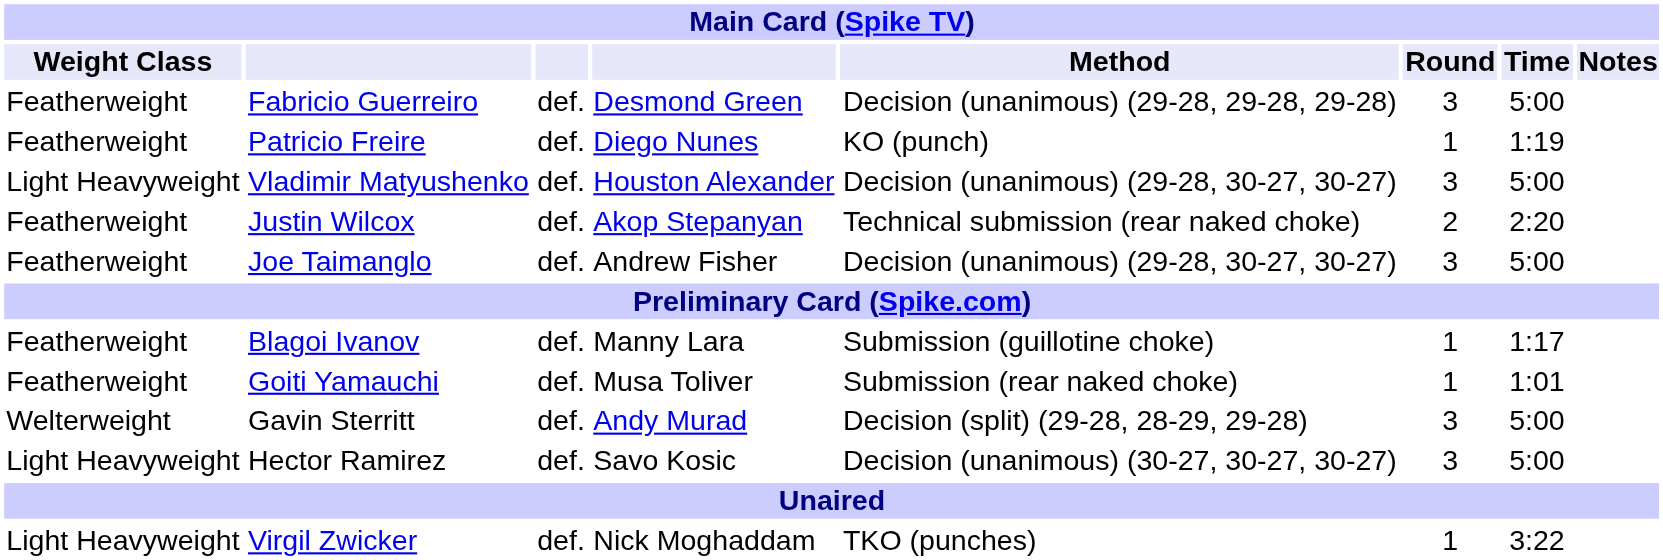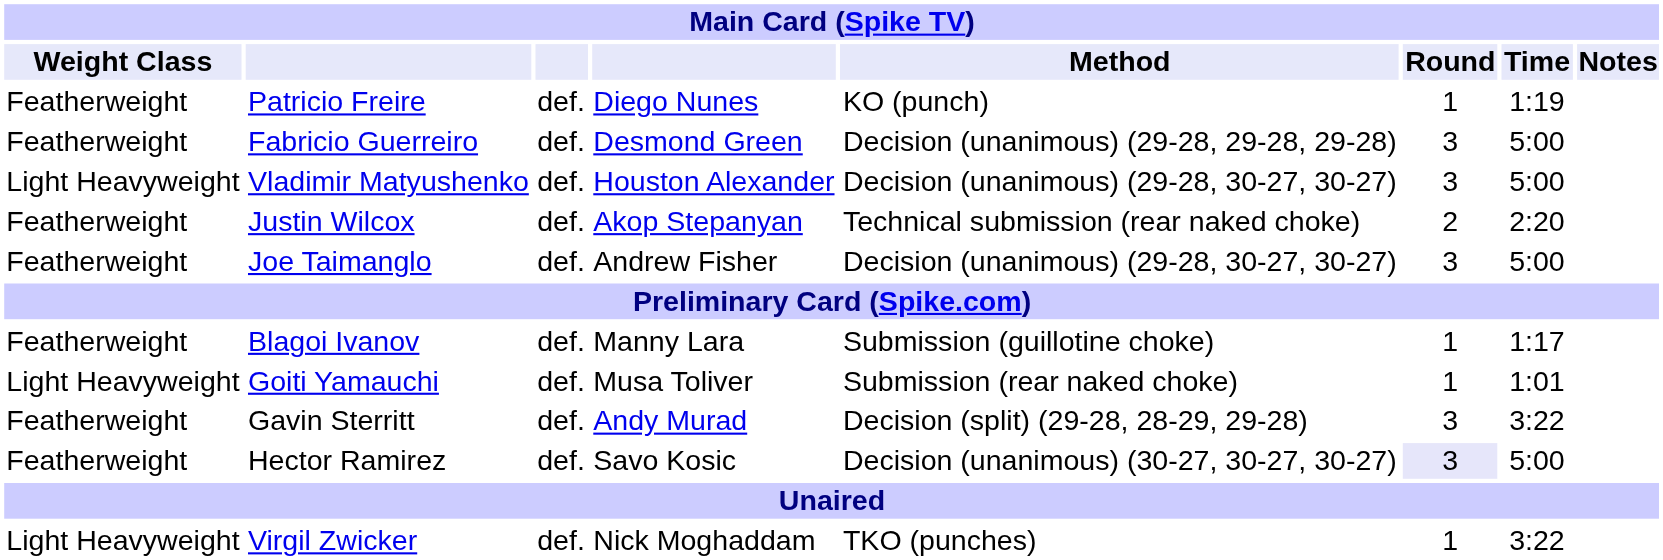rows swapped: (337, 142) <-> (363, 102)
(97, 381) Featherweight -> (123, 381) Light Heavyweight
(89, 421) Welterweight -> (97, 421) Featherweight
(1537, 421) 5:00 -> (1537, 421) 3:22
(123, 461) Light Heavyweight -> (97, 461) Featherweight
(1450, 461) no background -> (1450, 461) lavender background
